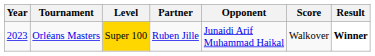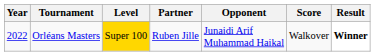(17, 36) 2023 -> (17, 36) 2022
